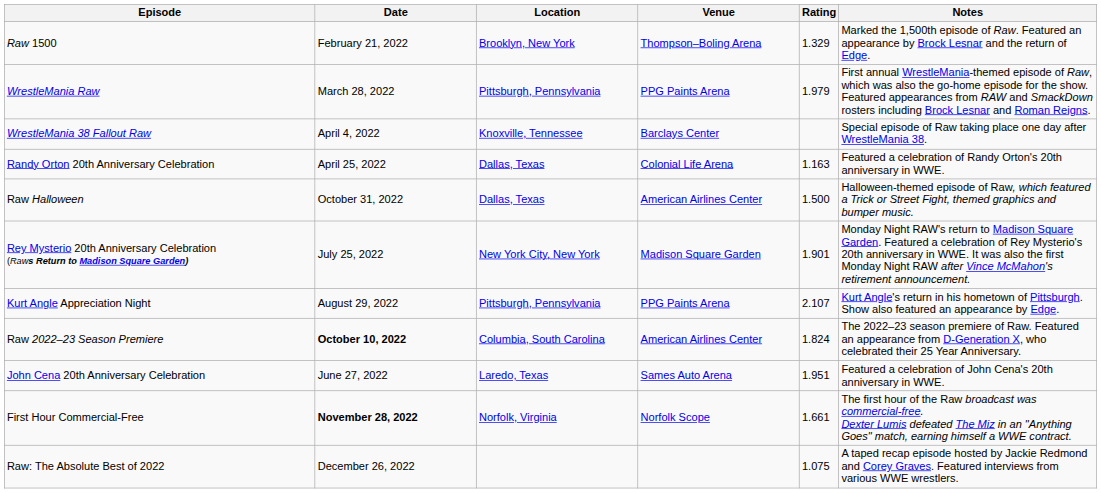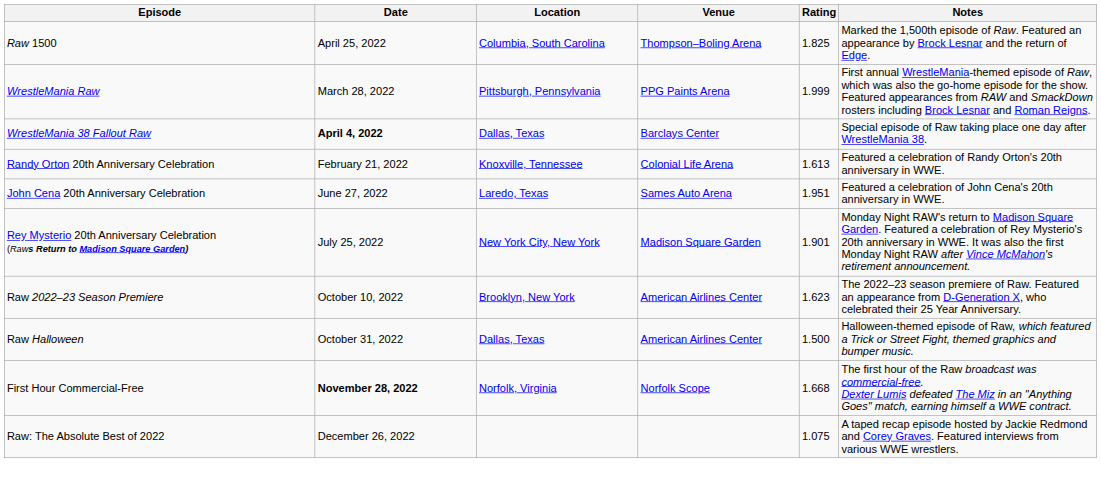(363, 43) February 21, 2022 -> (352, 43) April 25, 2022
(527, 43) Brooklyn, New York -> (542, 43) Columbia, South Carolina
(816, 43) 1.329 -> (816, 43) 1.825
(816, 91) 1.979 -> (816, 91) 1.999
(349, 134) normal -> (350, 134) bold
(531, 134) Knoxville, Tennessee -> (512, 134) Dallas, Texas
(352, 164) April 25, 2022 -> (363, 164) February 21, 2022
(512, 164) Dallas, Texas -> (531, 164) Knoxville, Tennessee
(816, 164) 1.163 -> (816, 164) 1.613
rows swapped: (106, 375) <-> (45, 200)
- row: (79, 303)
(362, 339) bold -> (360, 297) normal
(542, 339) Columbia, South Carolina -> (527, 297) Brooklyn, New York
(816, 339) 1.824 -> (816, 297) 1.623
(816, 418) 1.661 -> (816, 388) 1.668
